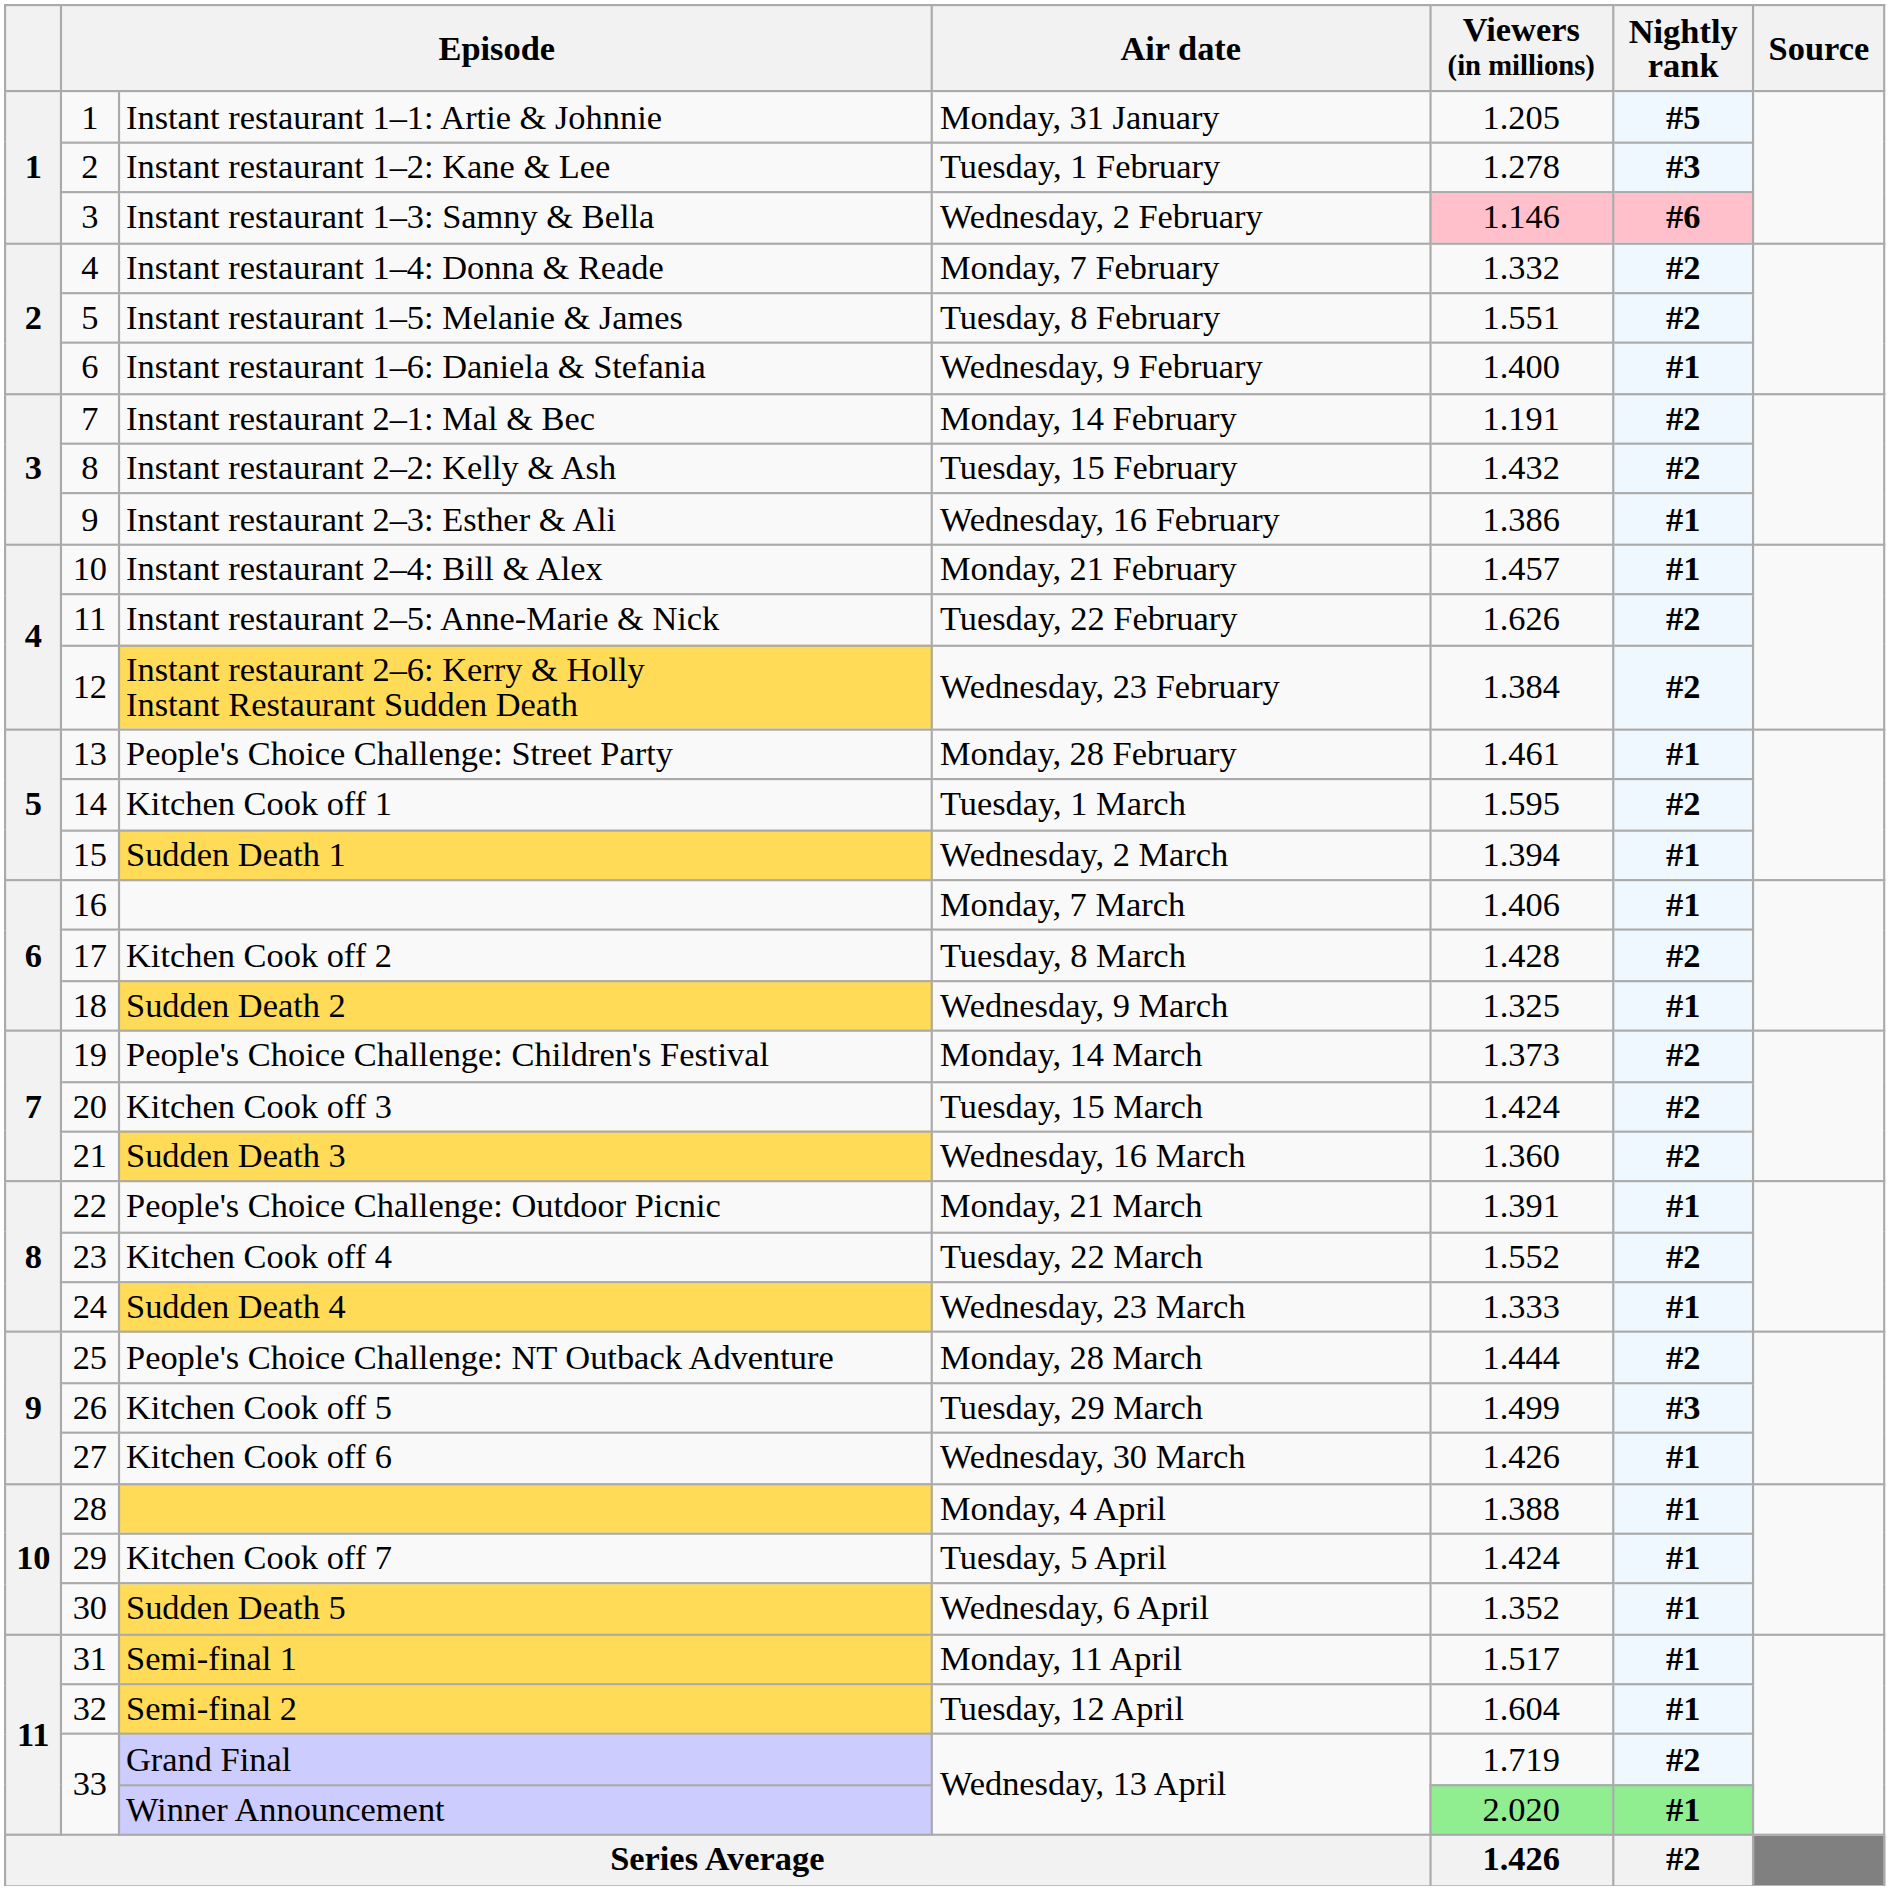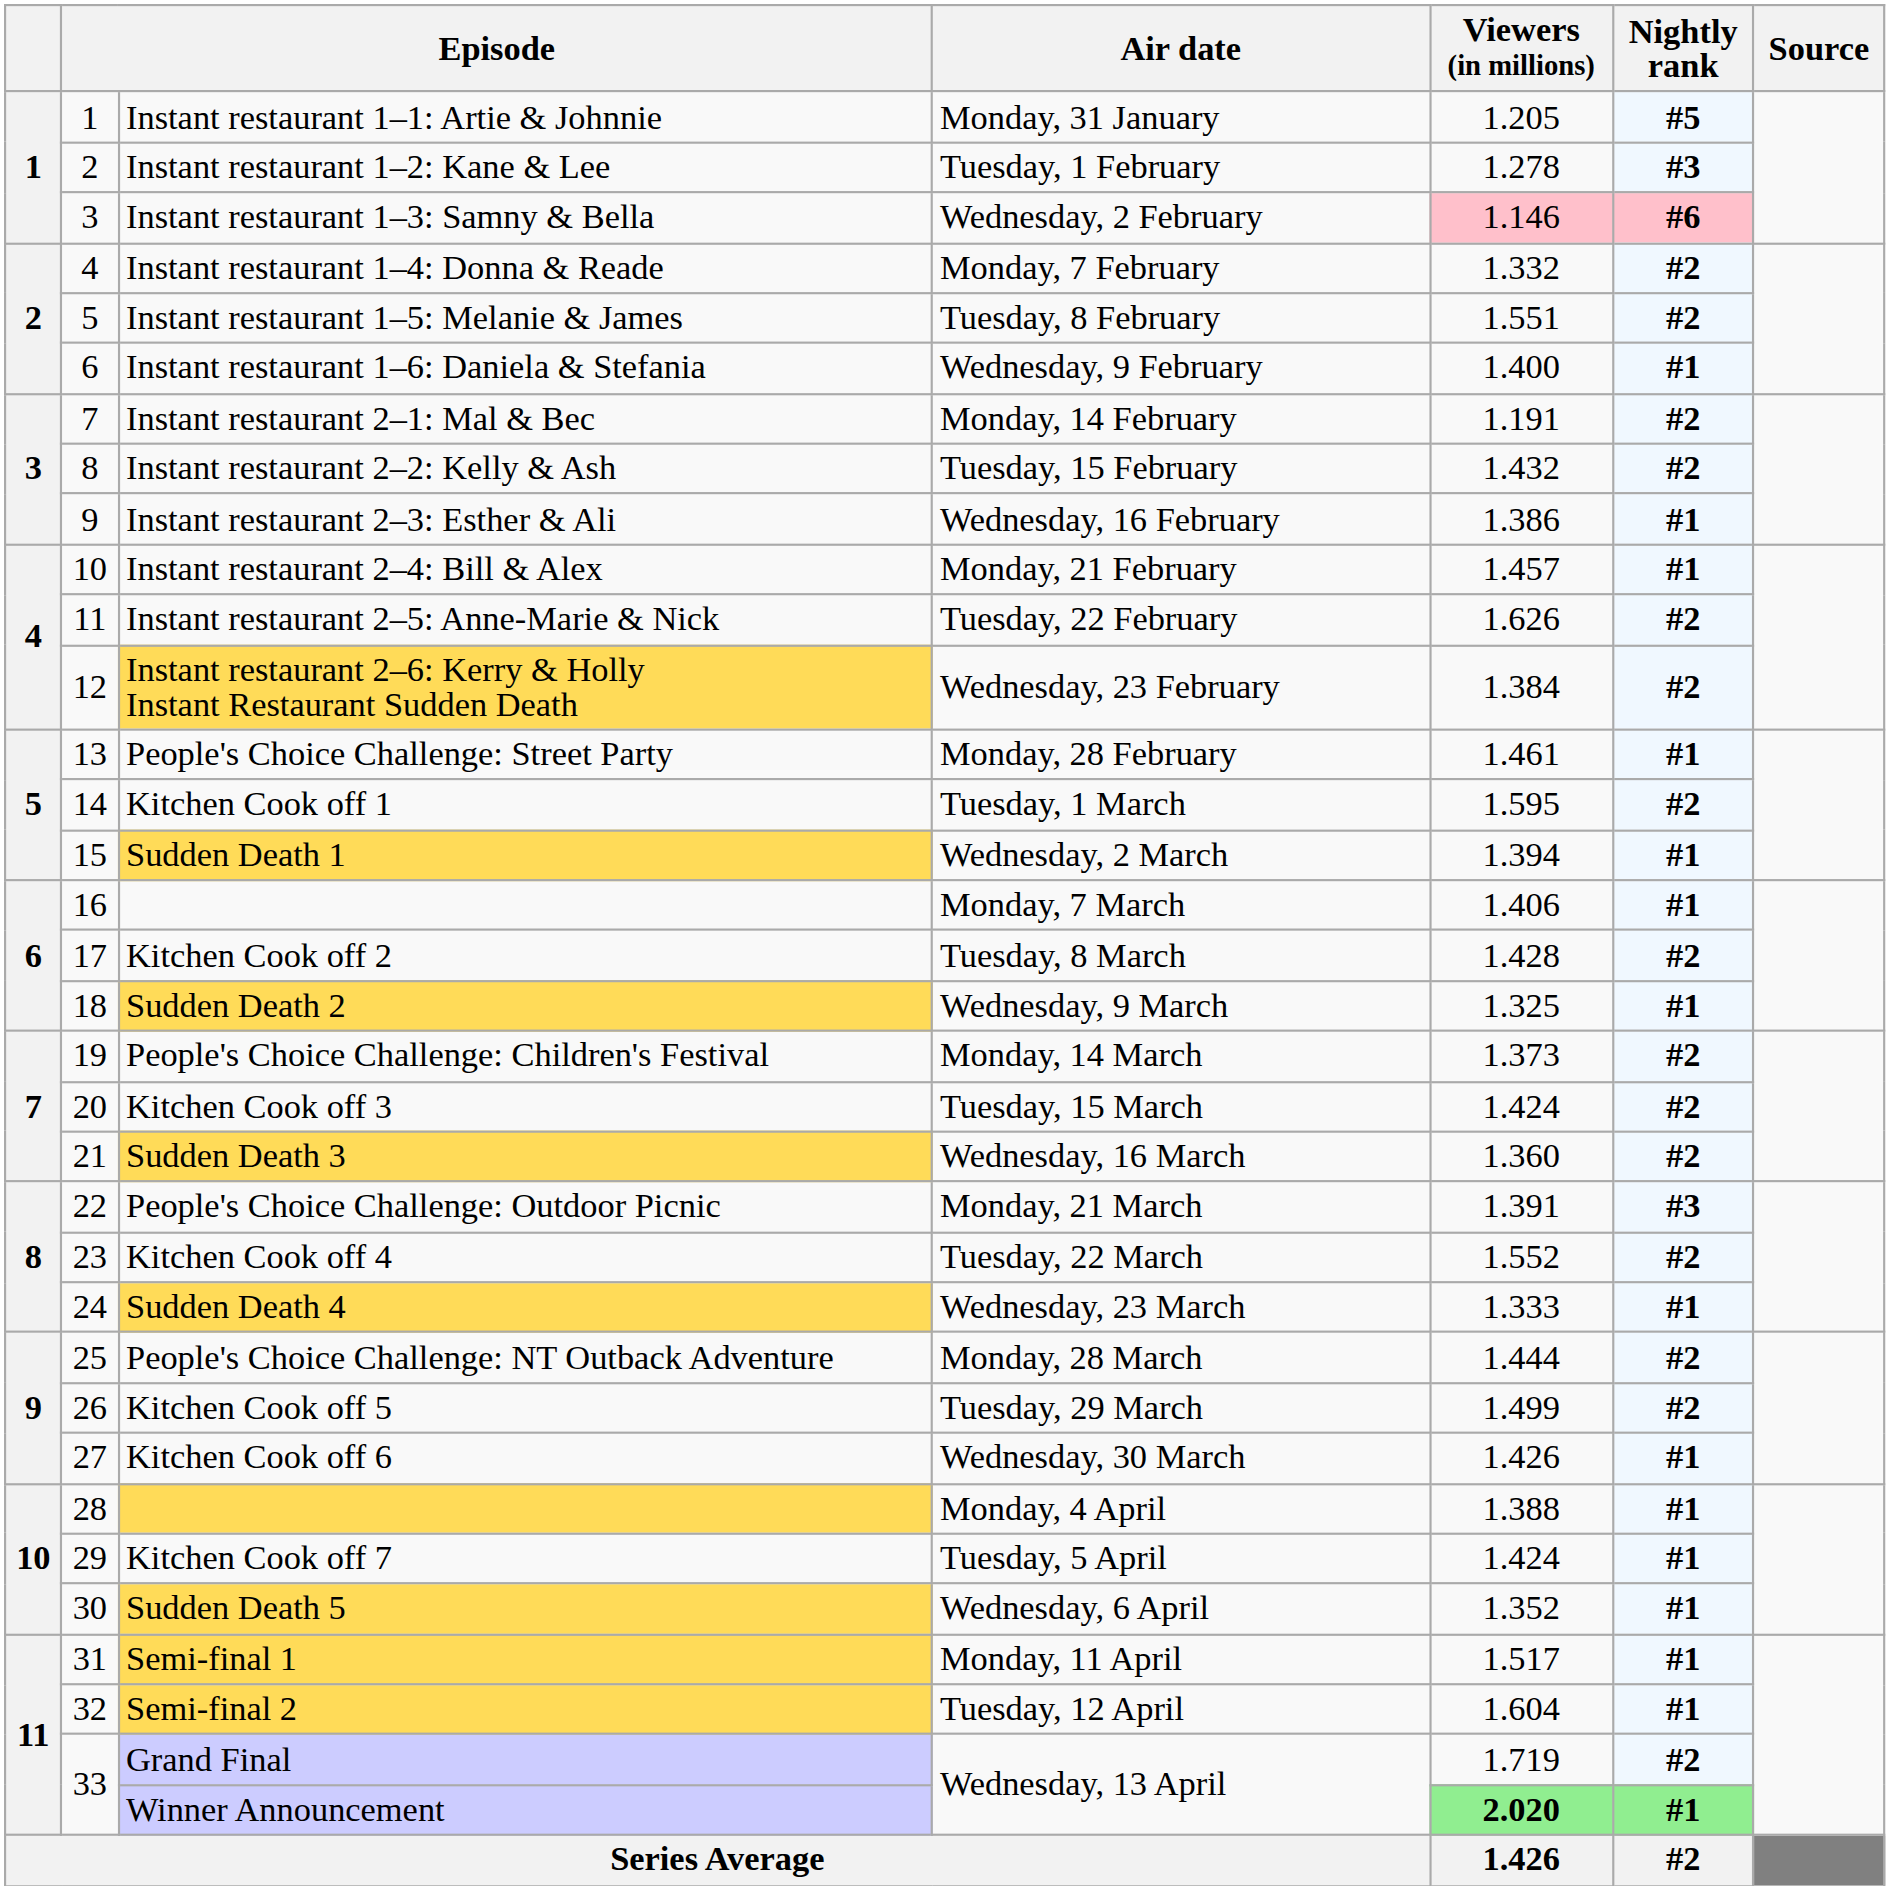(1683, 1206) #1 -> (1683, 1206) #3
(1683, 1407) #3 -> (1683, 1407) #2
(1521, 1809) normal -> (1521, 1809) bold
